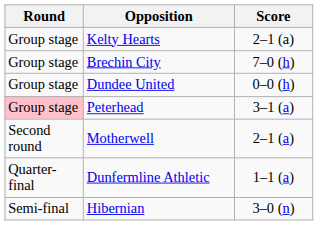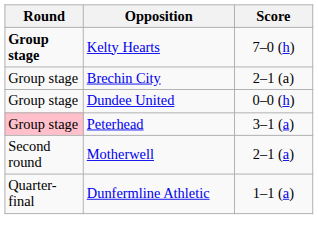(43, 39) normal -> (28, 47) bold
(273, 39) 2–1 (a) -> (273, 47) 7–0 (h)
(273, 61) 7–0 (h) -> (273, 78) 2–1 (a)
- row: (116, 208)
